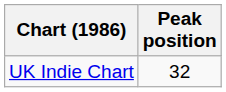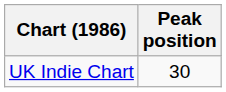(180, 71) 32 -> (180, 71) 30
